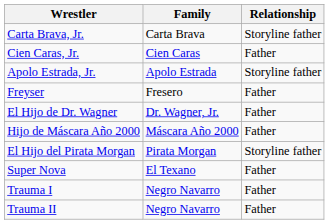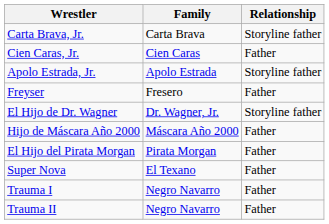(260, 111) Father -> (283, 111) Storyline father
(283, 151) Storyline father -> (260, 151) Father
